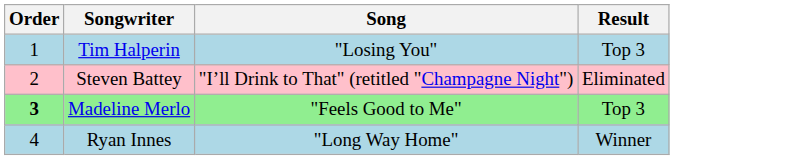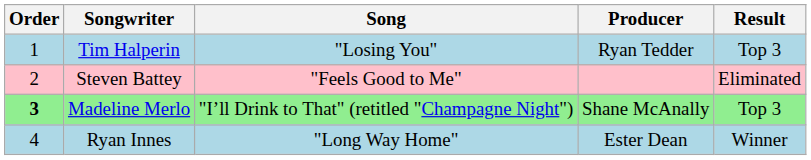+ column: (646, 19)
(386, 79) "I’ll Drink to That" (retitled "Champagne Night") -> (386, 79) "Feels Good to Me"
(386, 109) "Feels Good to Me" -> (386, 109) "I’ll Drink to That" (retitled "Champagne Night")
